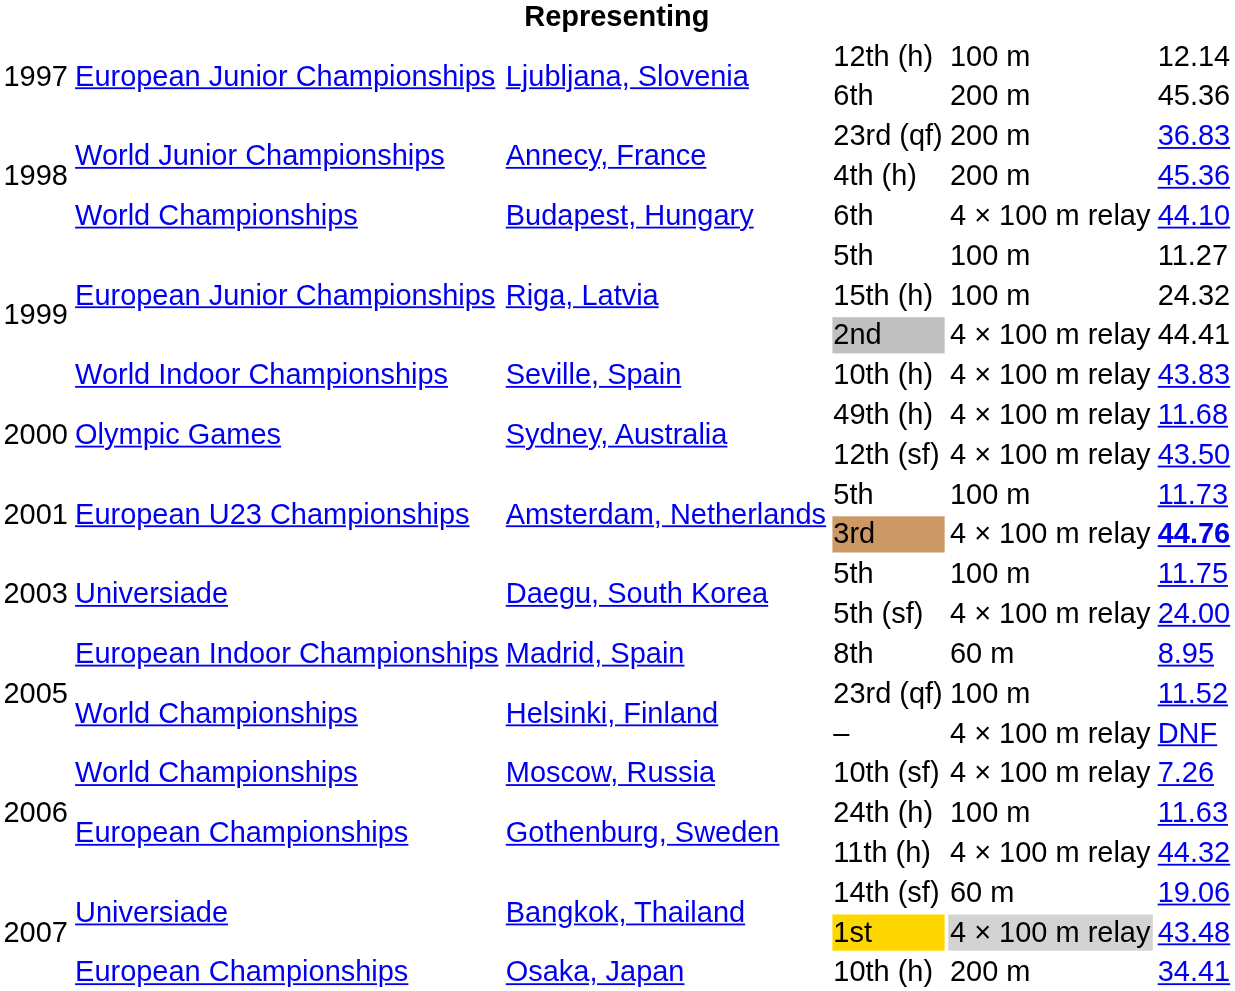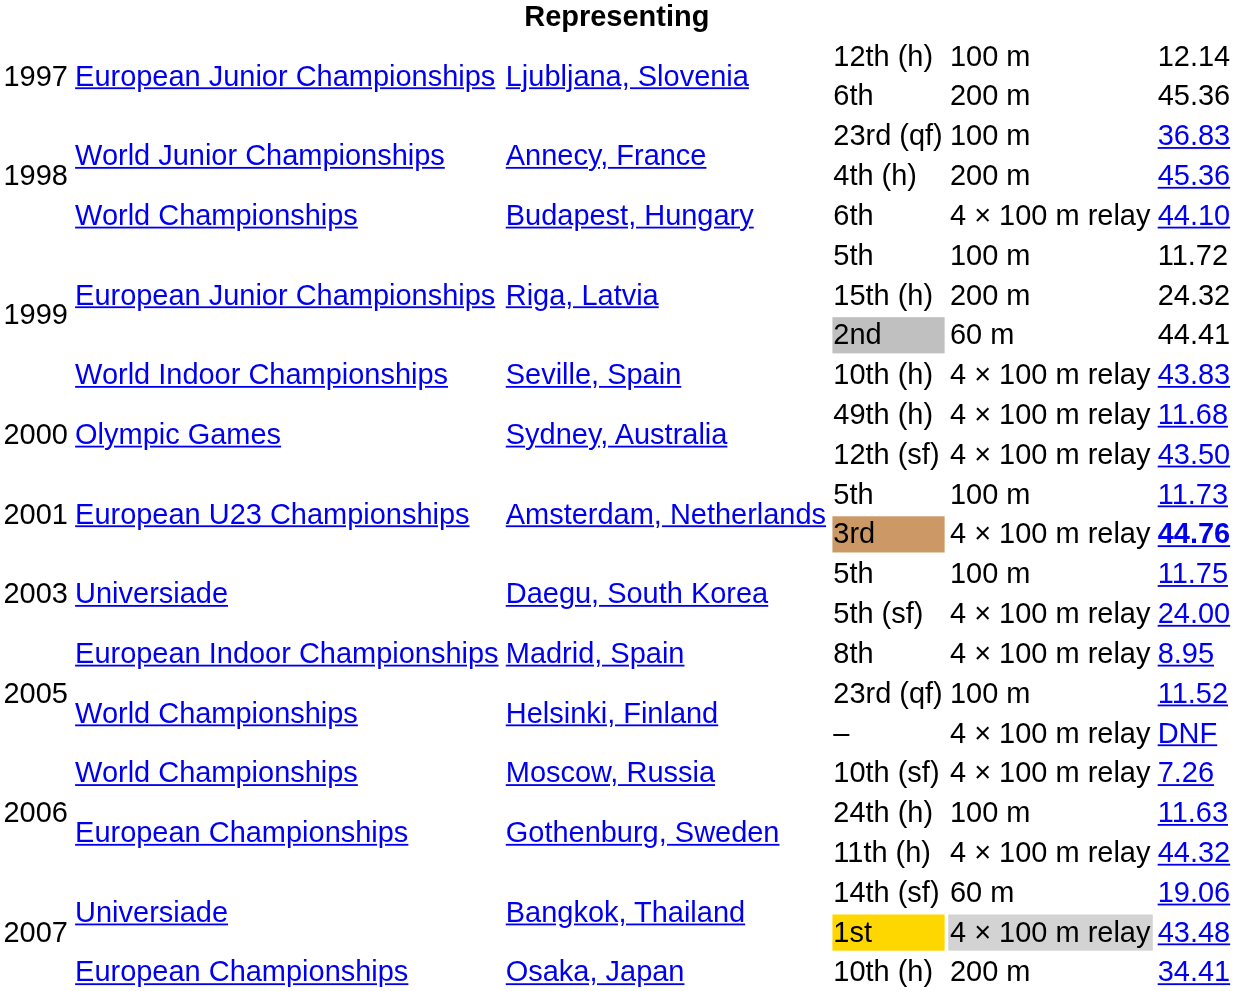(990, 135) 200 m -> (990, 135) 100 m
(1193, 255) 11.27 -> (1193, 255) 11.72
(990, 295) 100 m -> (990, 295) 200 m
(1050, 334) 4 × 100 m relay -> (982, 334) 60 m
(982, 653) 60 m -> (1050, 653) 4 × 100 m relay
